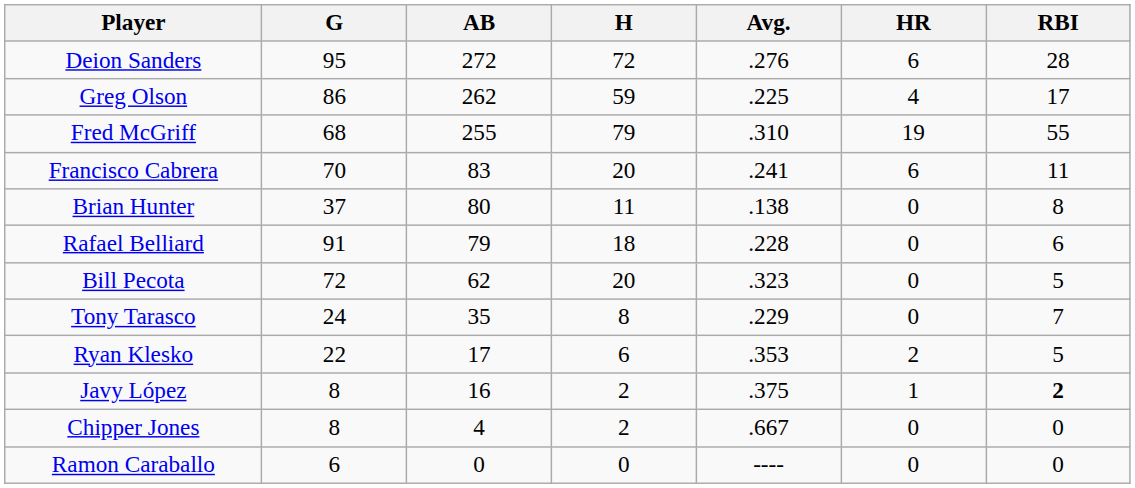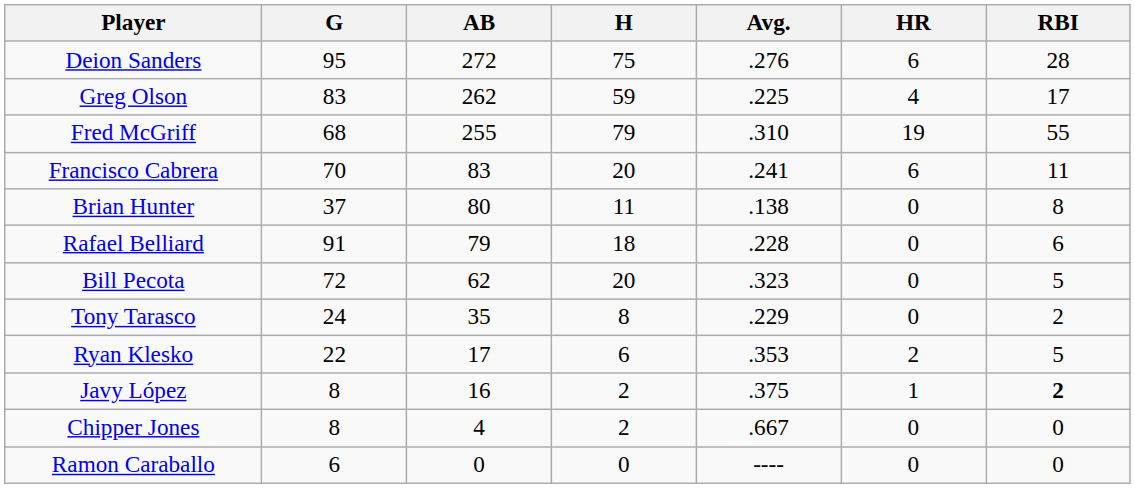(624, 59) 72 -> (624, 59) 75
(334, 96) 86 -> (334, 96) 83
(1058, 317) 7 -> (1058, 317) 2
